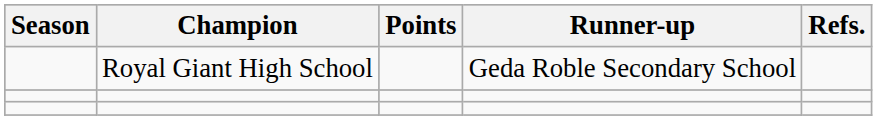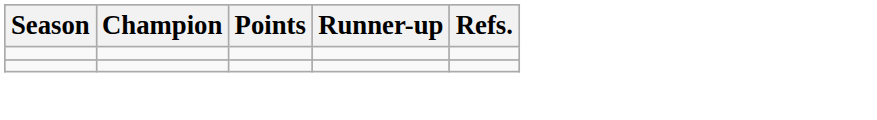- row: (237, 68)
